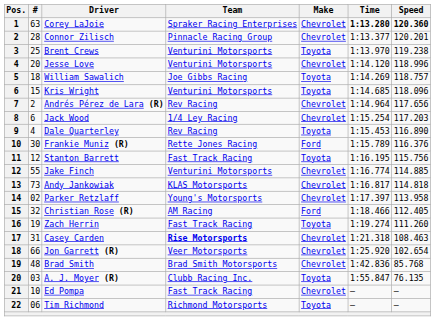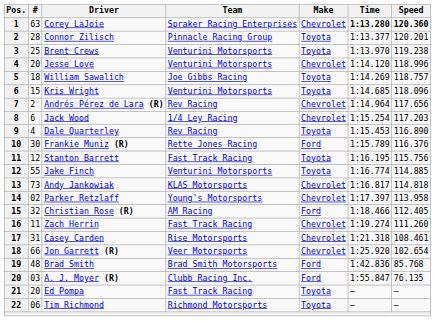(324, 38) Chevrolet -> (316, 38) Toyota
(324, 172) Chevrolet -> (316, 172) Toyota
(35, 225) 19 -> (35, 225) 11
(316, 225) Toyota -> (324, 225) Chevrolet
(207, 238) bold -> (207, 238) normal
(411, 238) 108.463 -> (411, 238) 108.461
(324, 265) Chevrolet -> (311, 265) Ford
(316, 279) Toyota -> (311, 279) Ford
(35, 292) 10 -> (35, 292) 20
(324, 292) Chevrolet -> (316, 292) Toyota
